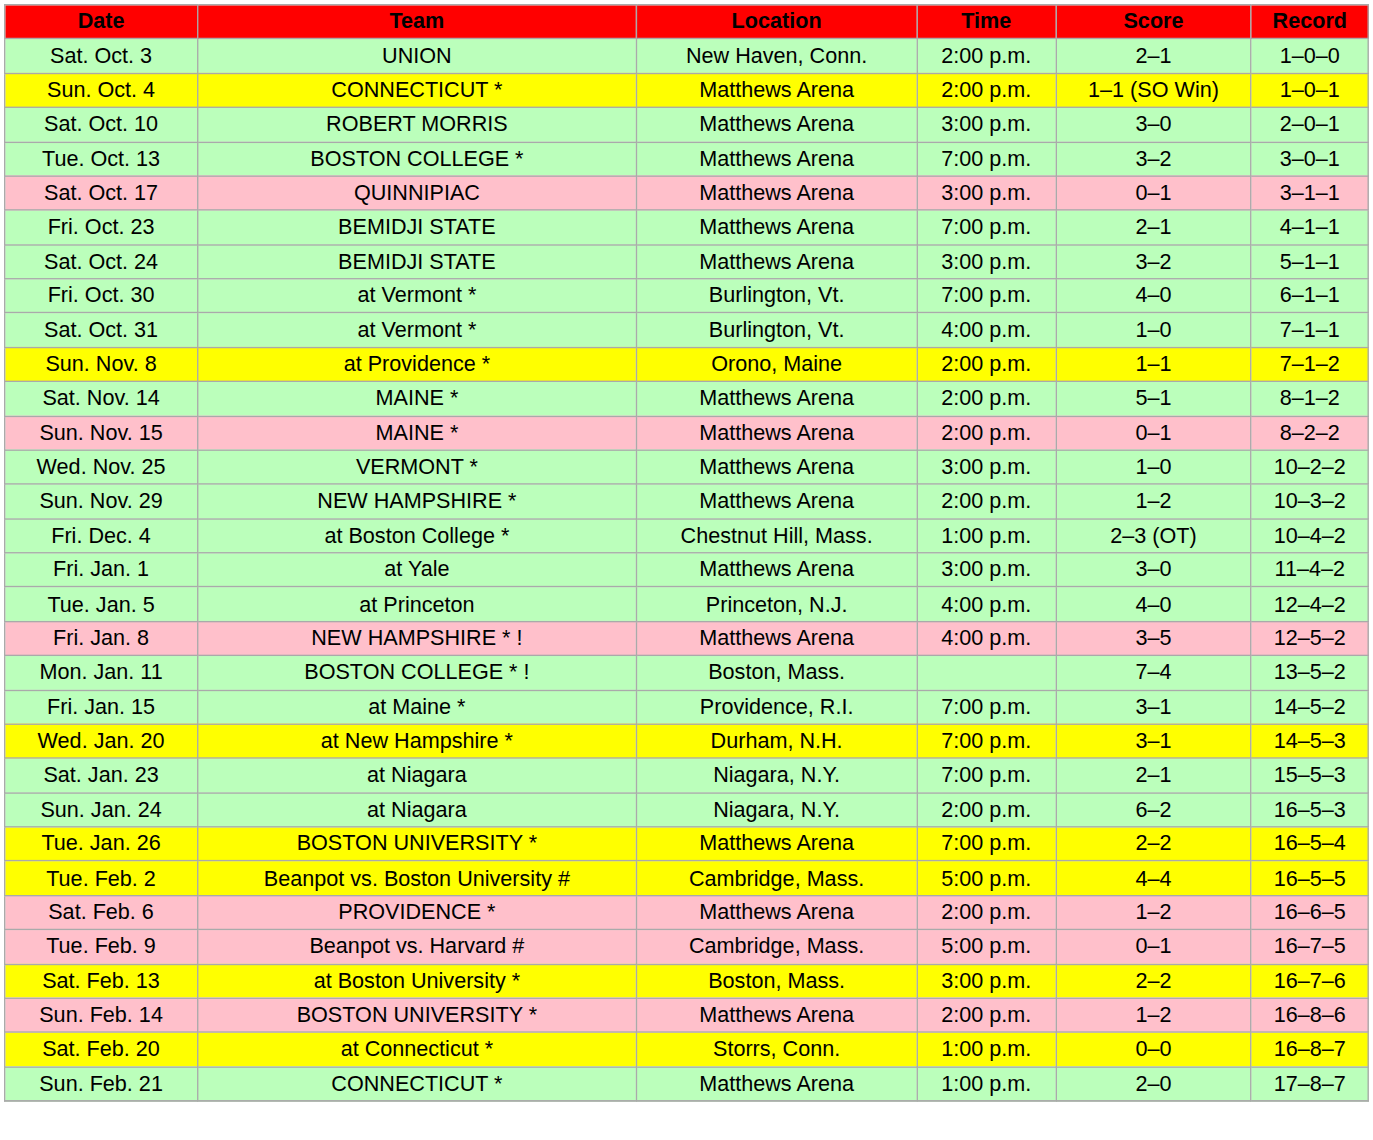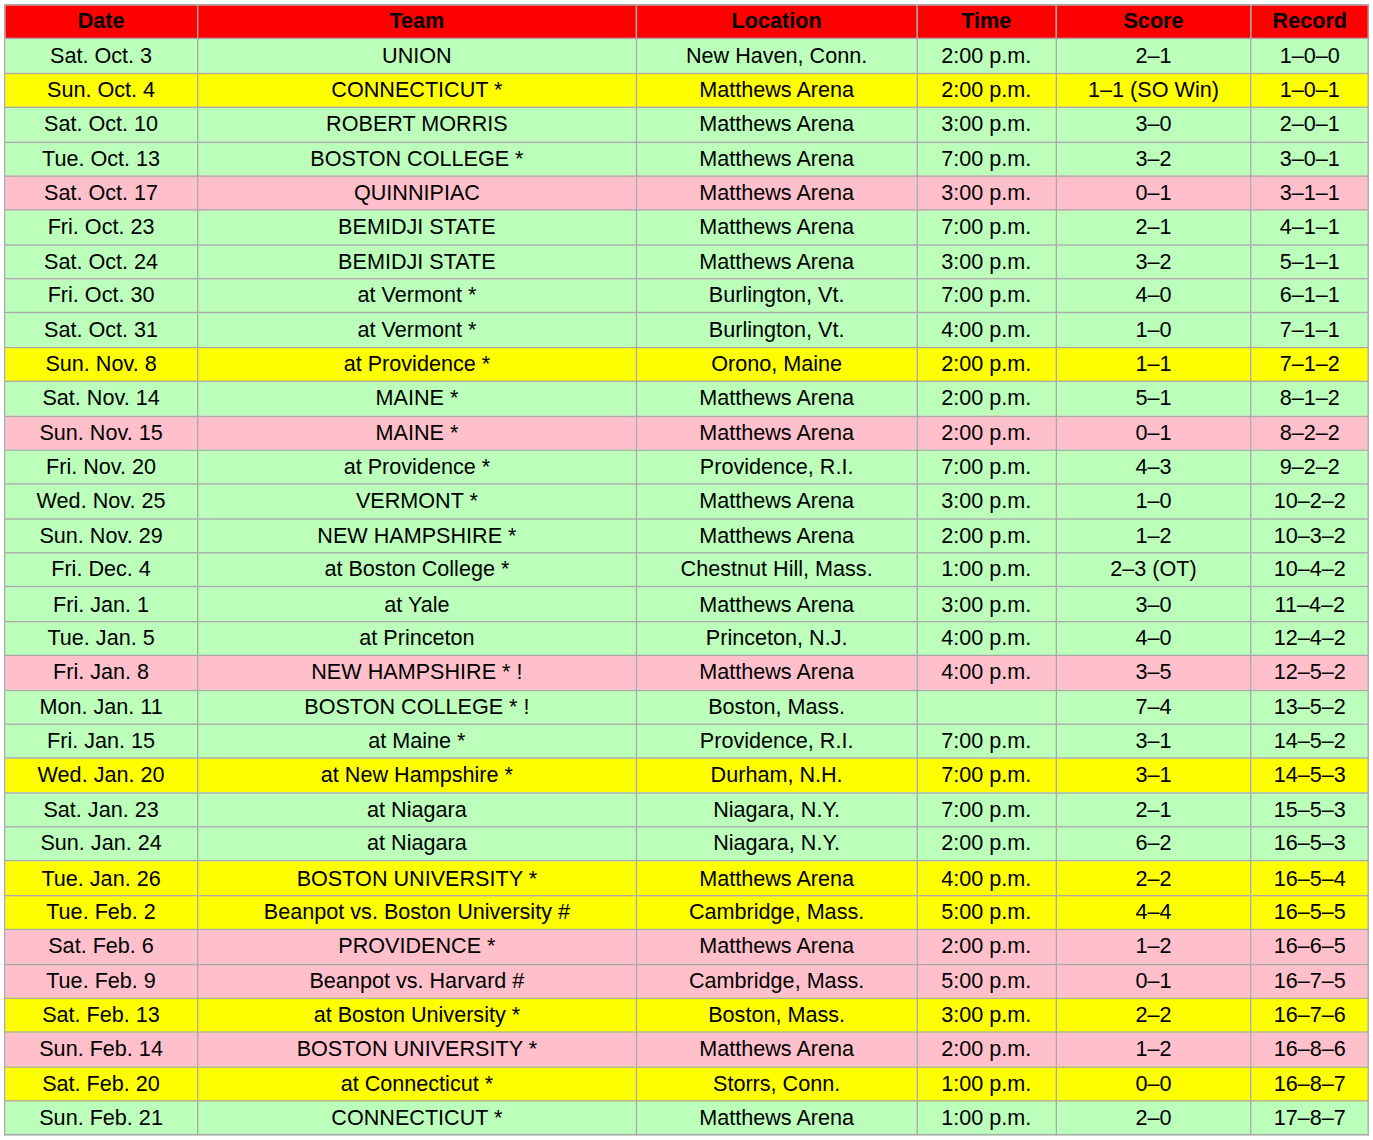+ row: (101, 466)
(986, 843) 7:00 p.m. -> (986, 878) 4:00 p.m.
